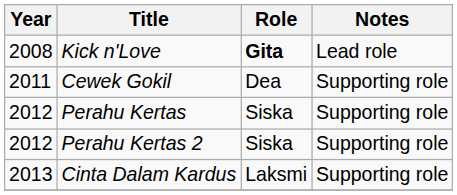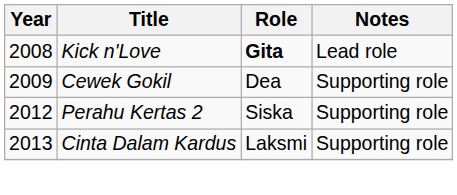(30, 81) 2011 -> (31, 81) 2009
- row: (124, 112)
